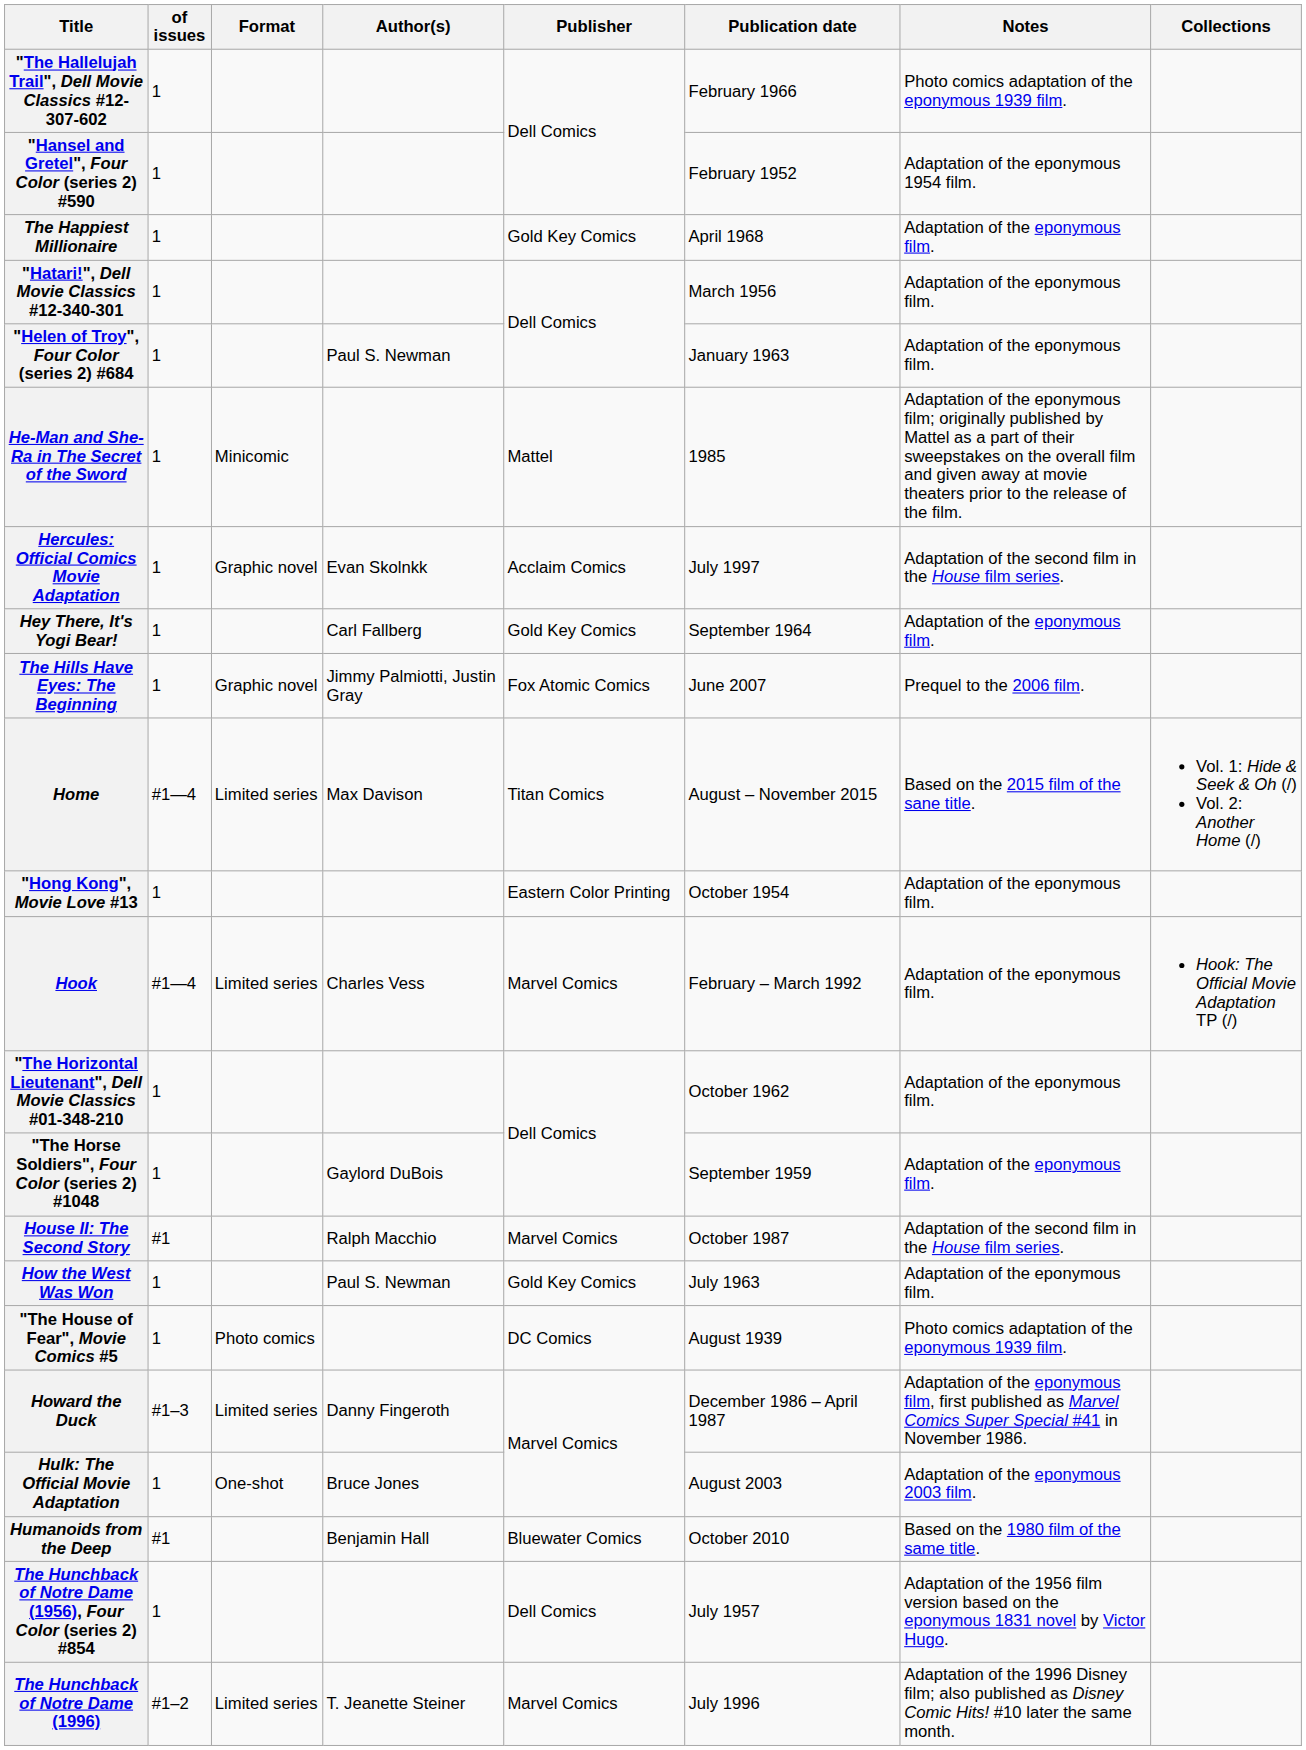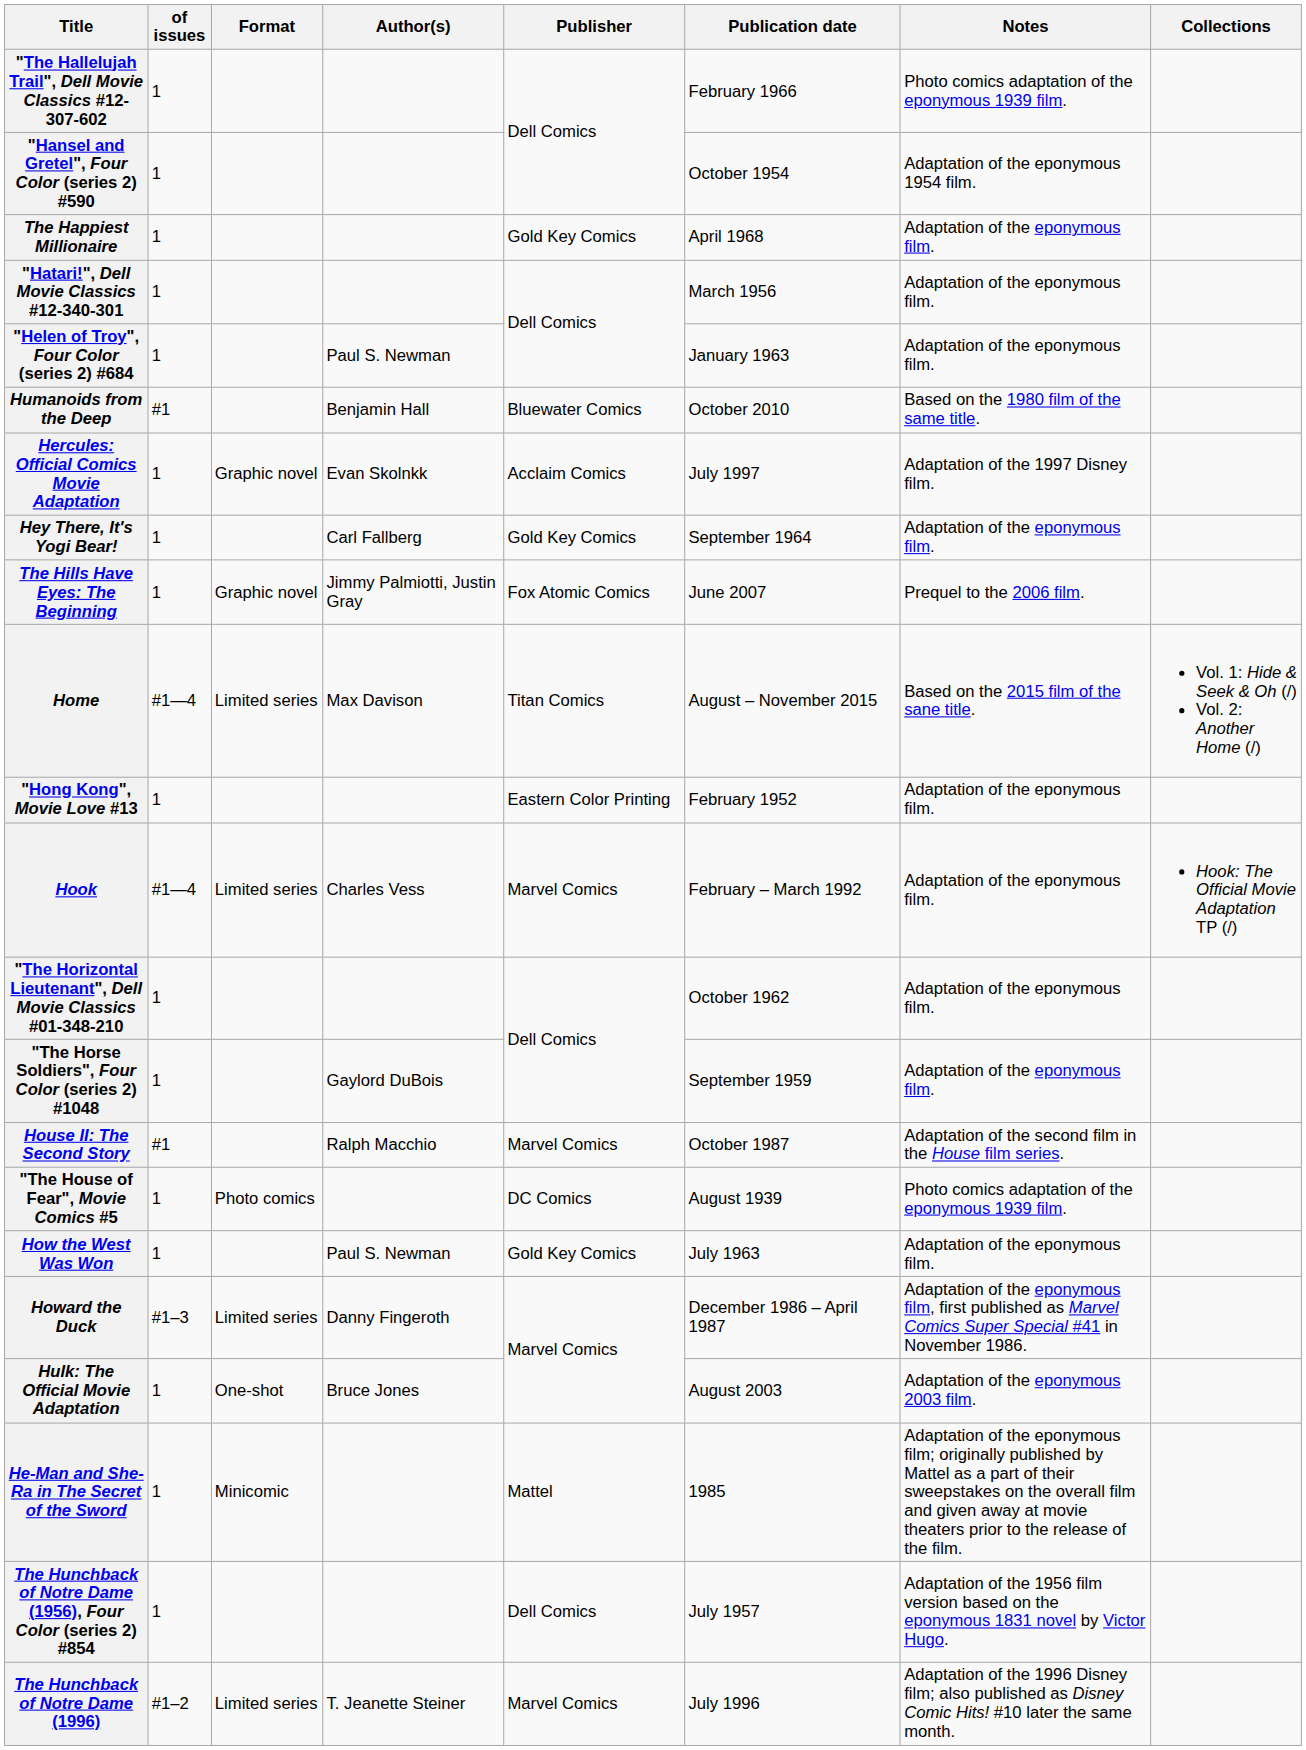(743, 173) February 1952 -> (739, 173) October 1954
rows swapped: (76, 456) <-> (76, 1538)
(1020, 567) Adaptation of the second film in the House film series. -> (1016, 473) Adaptation of the 1997 Disney film.
(739, 893) October 1954 -> (743, 799) February 1952
rows swapped: (76, 1337) <-> (76, 1283)
